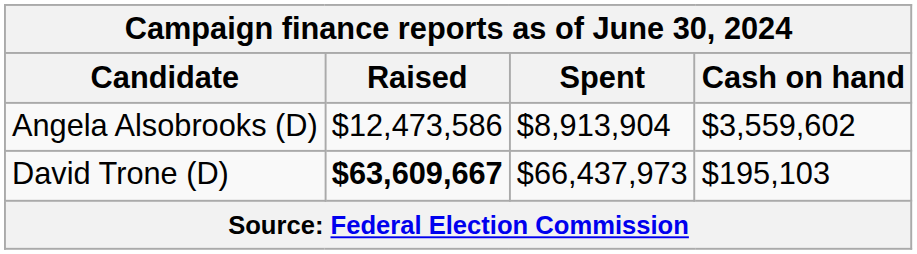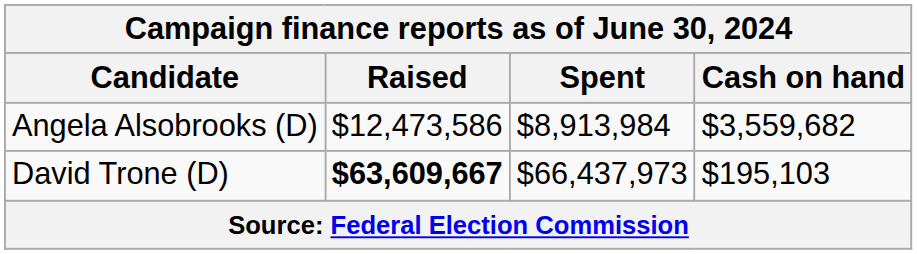(594, 126) $8,913,904 -> (594, 126) $8,913,984
(779, 126) $3,559,602 -> (779, 126) $3,559,682
